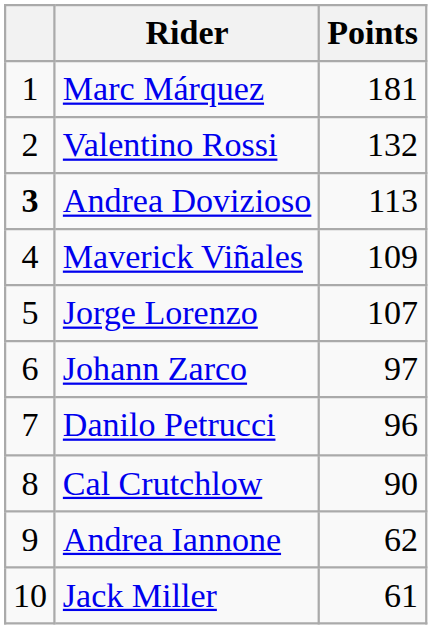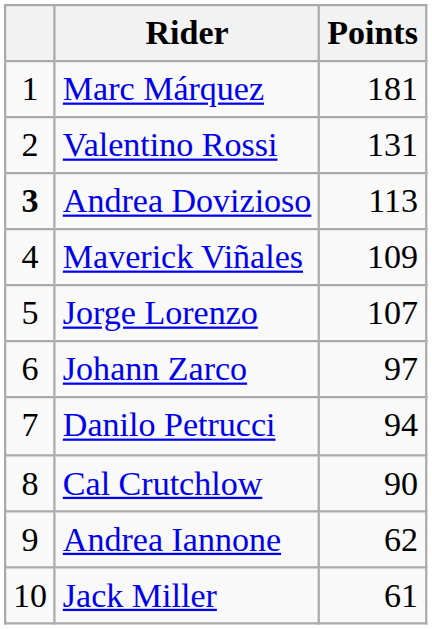(392, 145) 132 -> (392, 145) 131
(401, 425) 96 -> (401, 425) 94
